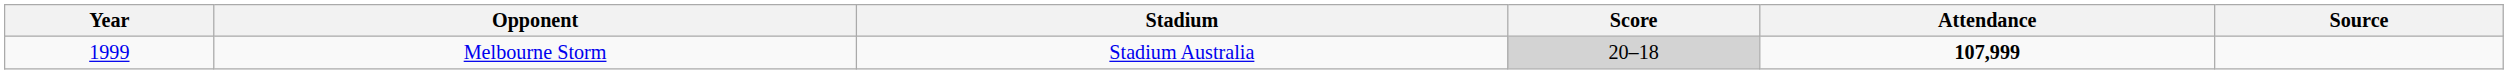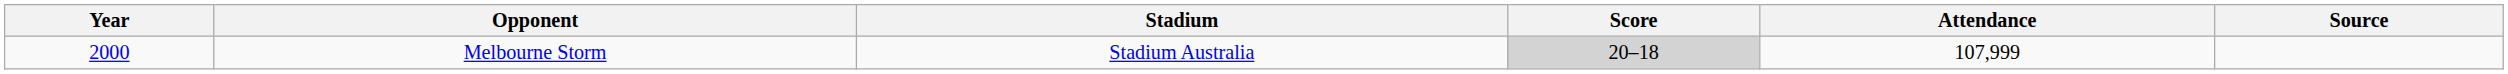(109, 52) 1999 -> (109, 52) 2000
(1987, 52) bold -> (1987, 52) normal
